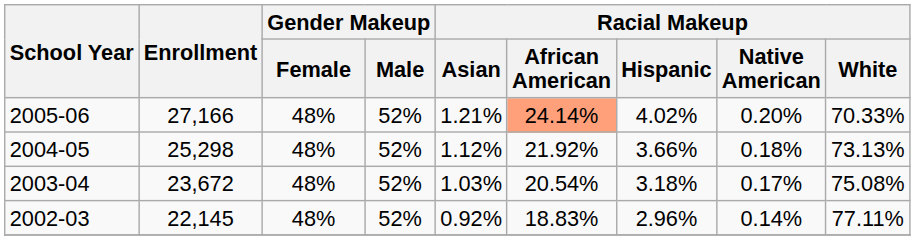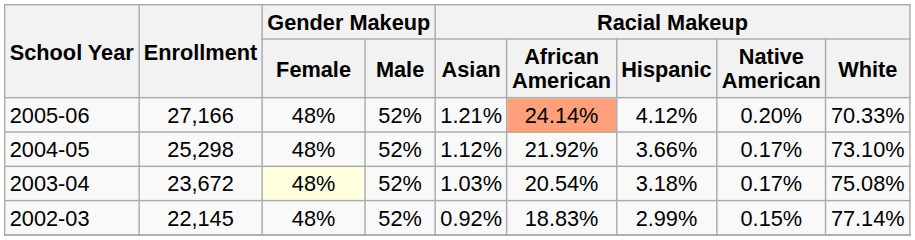(666, 115) 4.02% -> (666, 115) 4.12%
(771, 150) 0.18% -> (771, 150) 0.17%
(868, 150) 73.13% -> (868, 150) 73.10%
(314, 184) no background -> (314, 184) lightyellow background
(666, 218) 2.96% -> (666, 218) 2.99%
(771, 218) 0.14% -> (771, 218) 0.15%
(868, 218) 77.11% -> (868, 218) 77.14%
